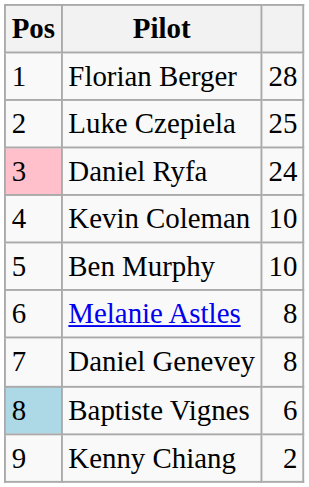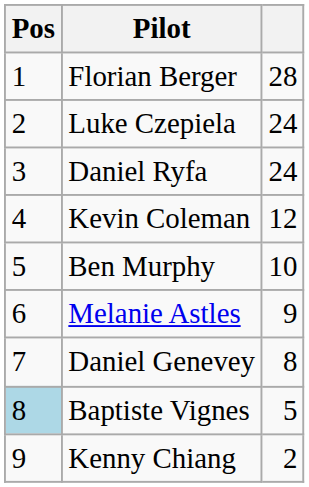(283, 123) 25 -> (283, 123) 24
(19, 171) pink background -> (19, 171) no background
(283, 218) 10 -> (283, 218) 12
(290, 314) 8 -> (290, 314) 9
(290, 409) 6 -> (290, 409) 5
